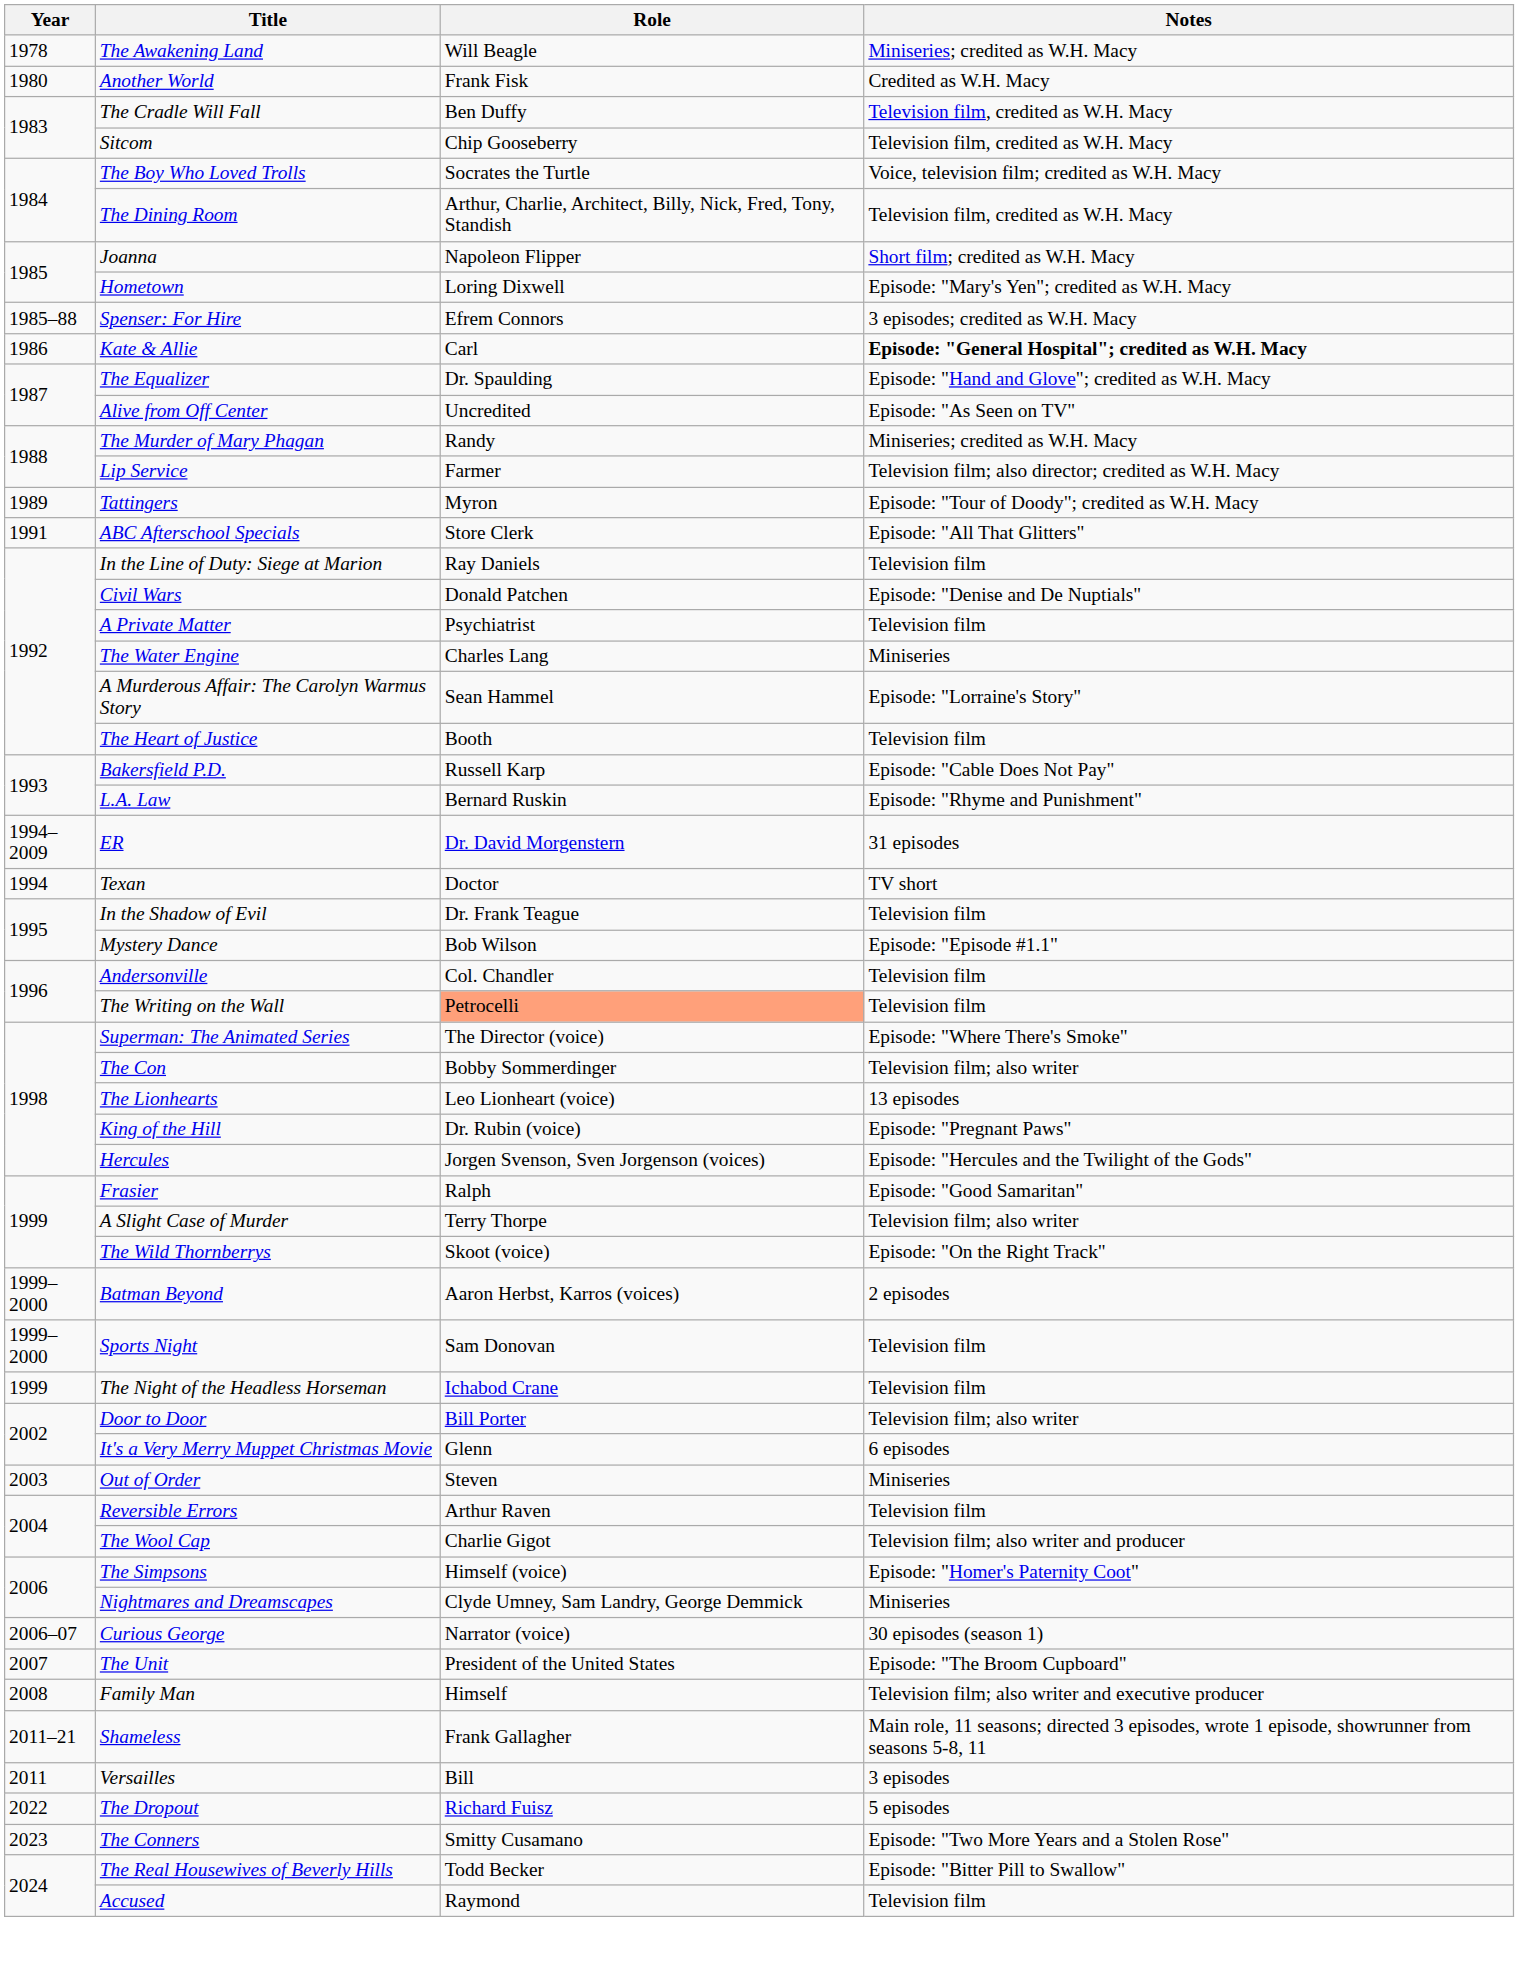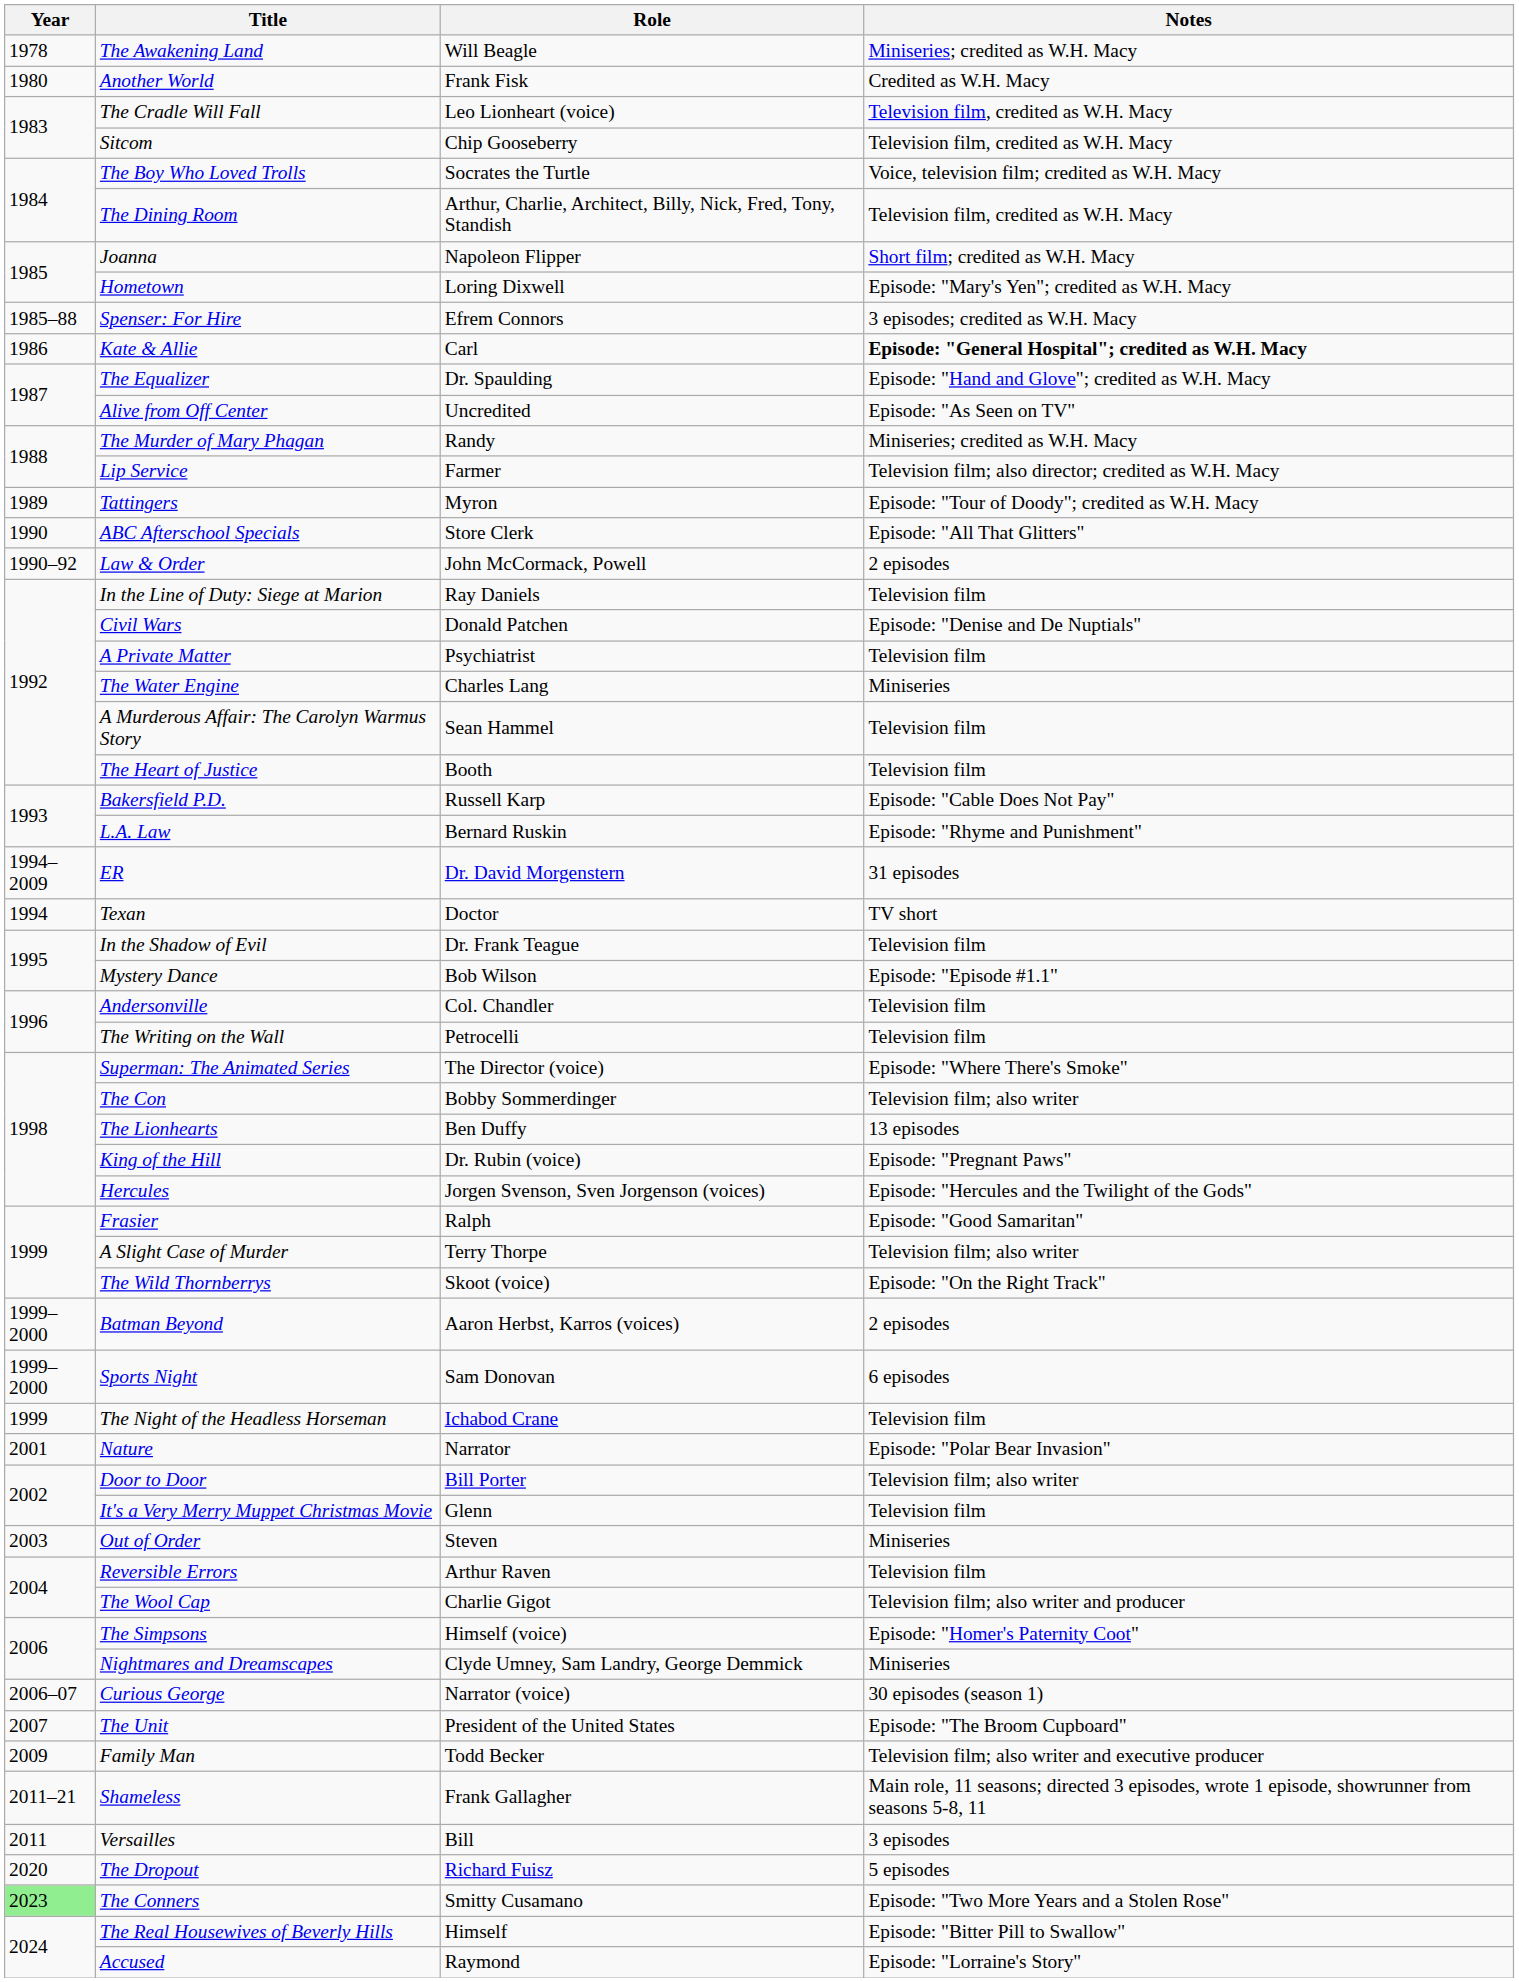(486, 111) Ben Duffy -> (530, 111) Leo Lionheart (voice)
(28, 532) 1991 -> (28, 532) 1990
+ row: (152, 563)
(975, 697) Episode: "Lorraine's Story" -> (927, 728) Television film
(482, 1006) lightsalmon background -> (482, 1037) no background
(530, 1098) Leo Lionheart (voice) -> (486, 1129) Ben Duffy
(927, 1346) Television film -> (909, 1376) 6 episodes
+ row: (126, 1449)
(909, 1449) 6 episodes -> (927, 1510) Television film
(28, 1694) 2008 -> (28, 1756) 2009
(476, 1694) Himself -> (494, 1756) Todd Becker
(28, 1808) 2022 -> (28, 1869) 2020
(28, 1839) no background -> (28, 1900) lightgreen background
(494, 1869) Todd Becker -> (476, 1931) Himself
(927, 1900) Television film -> (975, 1962) Episode: "Lorraine's Story"
